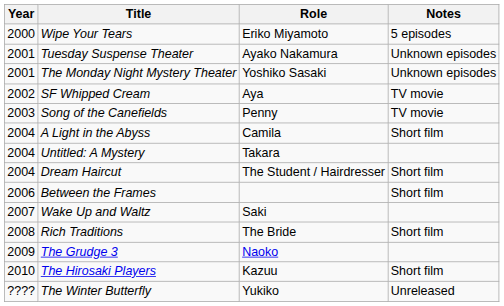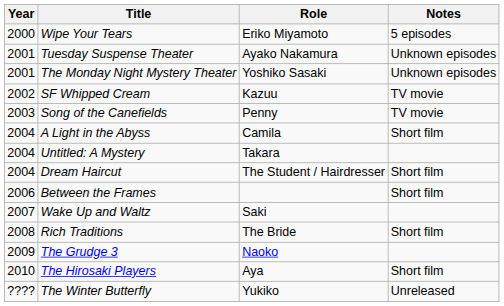(253, 93) Aya -> (260, 93) Kazuu
(260, 271) Kazuu -> (253, 271) Aya
